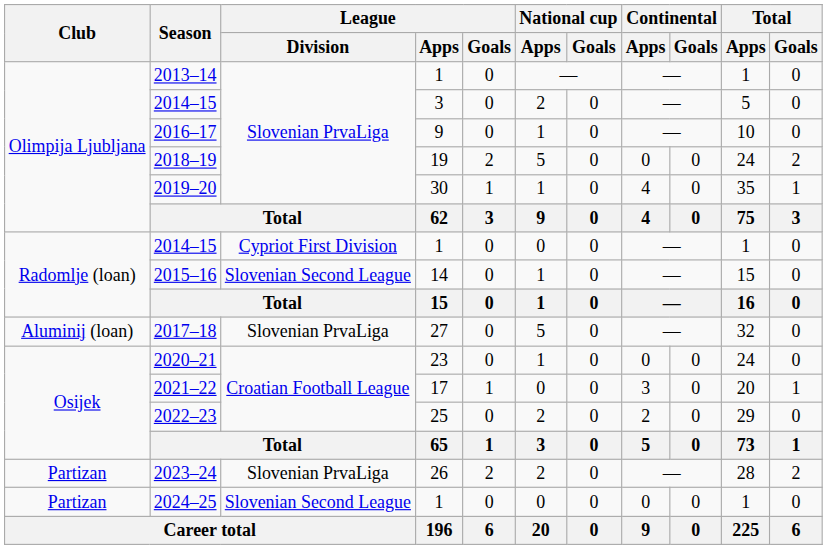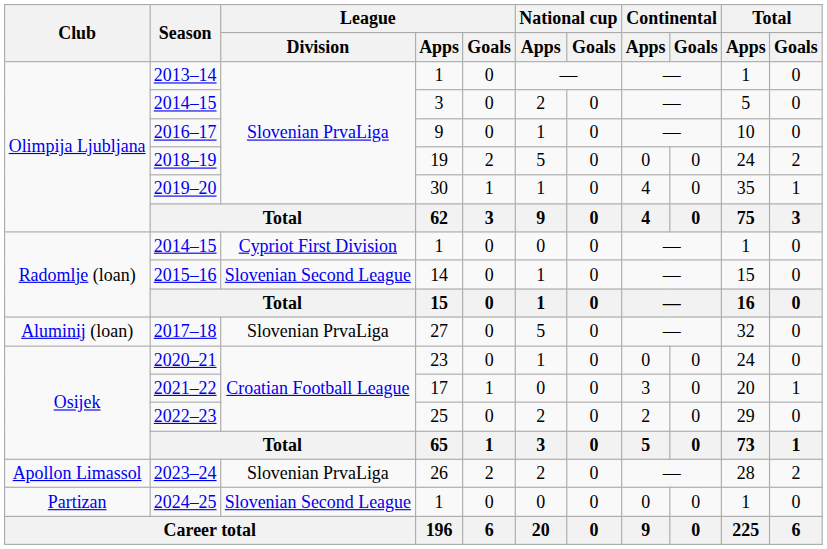(77, 473) Partizan -> (77, 473) Apollon Limassol
